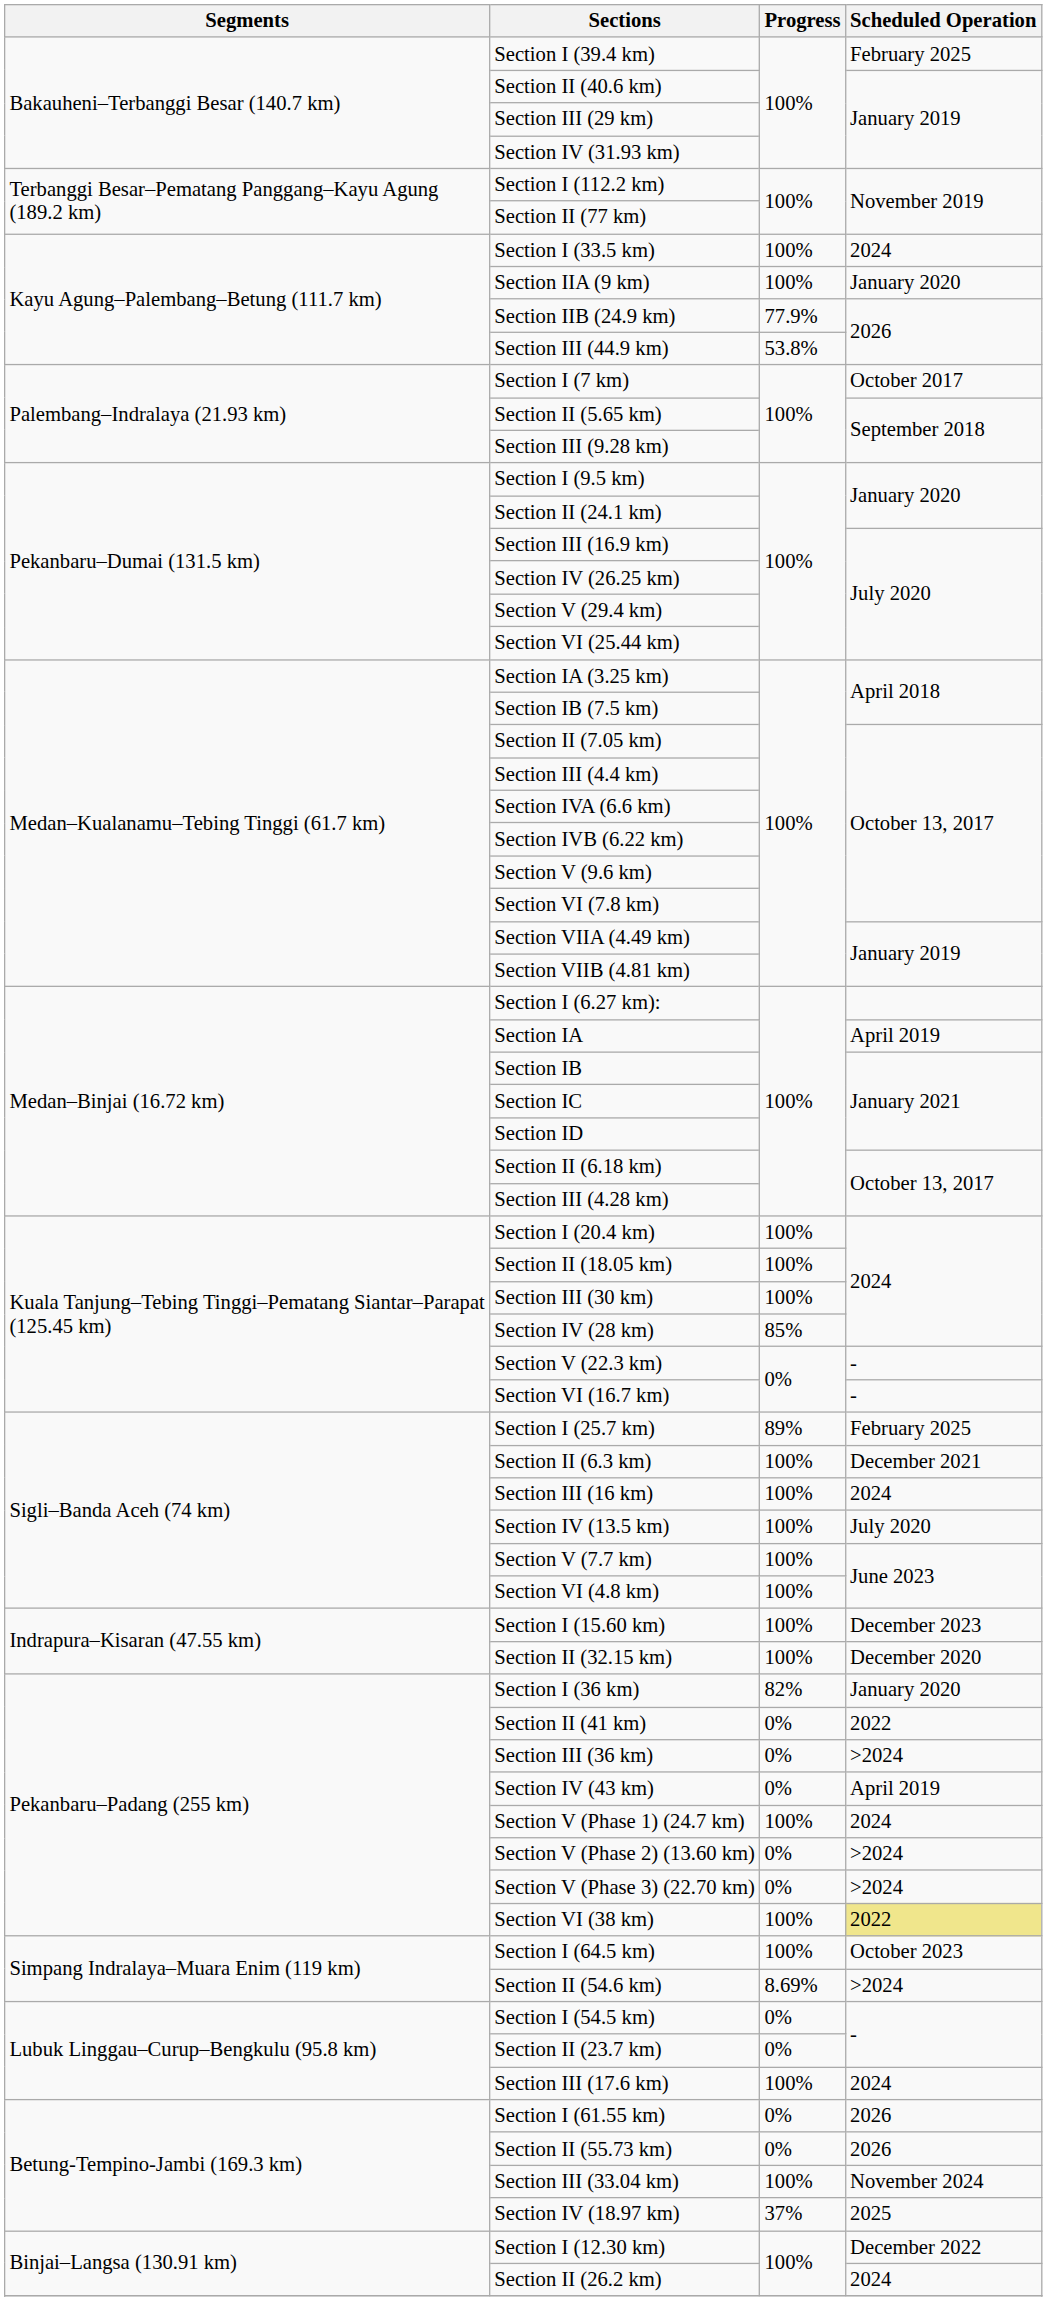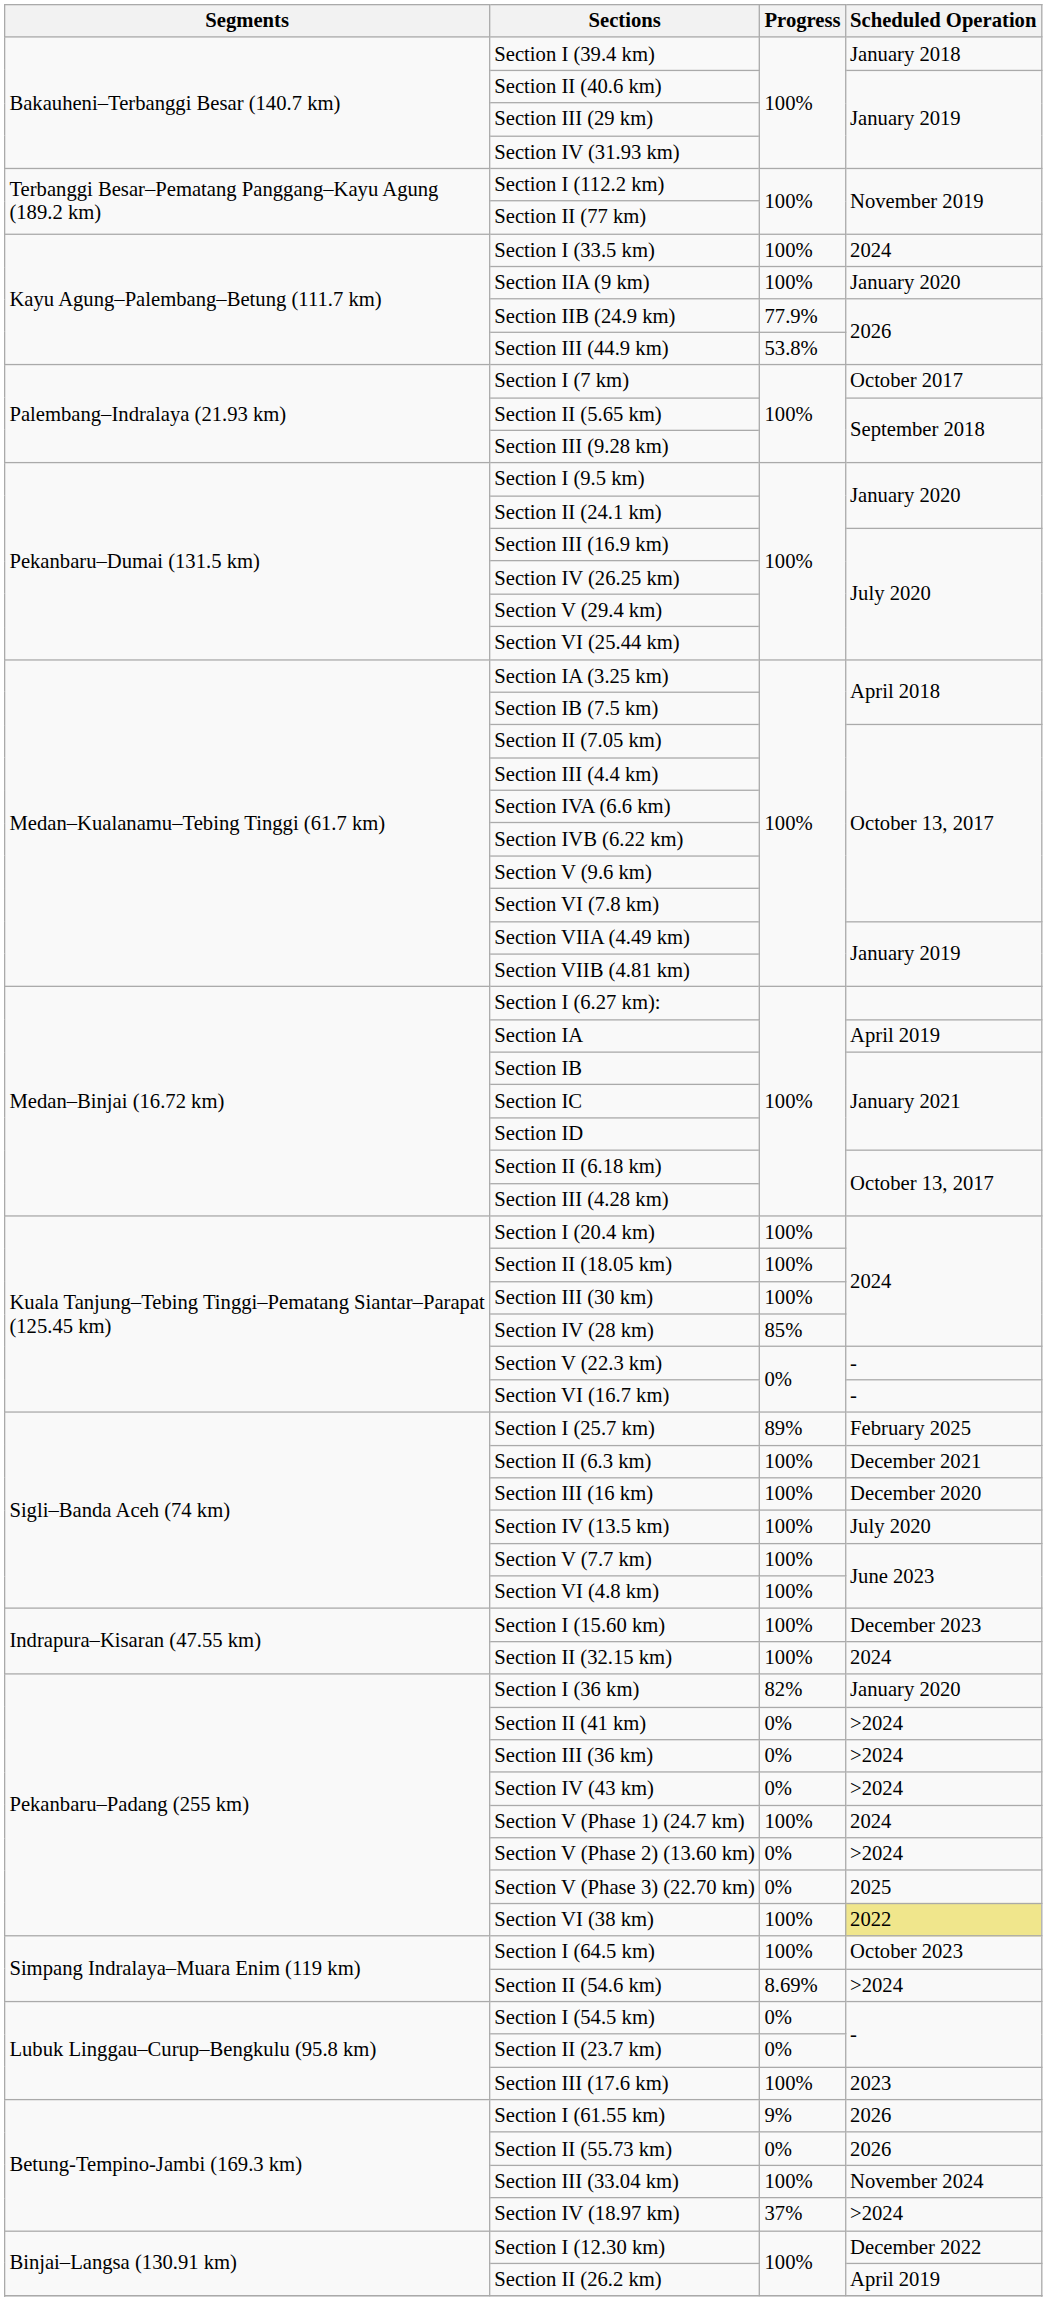(911, 53) February 2025 -> (905, 53) January 2018
(871, 1493) 2024 -> (916, 1493) December 2020
(916, 1657) December 2020 -> (871, 1657) 2024
(871, 1723) 2022 -> (877, 1723) >2024
(895, 1788) April 2019 -> (877, 1788) >2024
(877, 1886) >2024 -> (871, 1886) 2025
(871, 2083) 2024 -> (871, 2083) 2023
(778, 2115) 0% -> (778, 2115) 9%
(871, 2214) 2025 -> (877, 2214) >2024
(871, 2279) 2024 -> (895, 2279) April 2019
